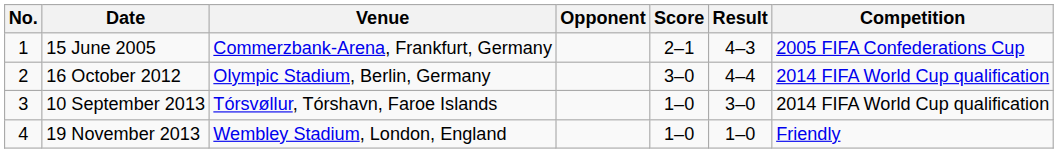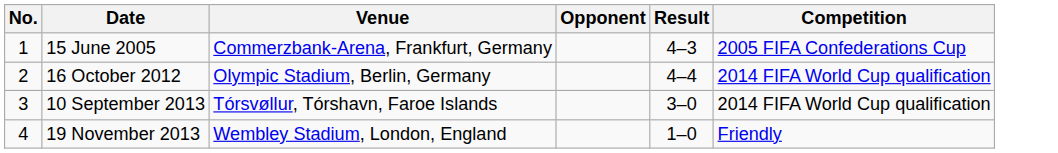- column: (679, 18)
